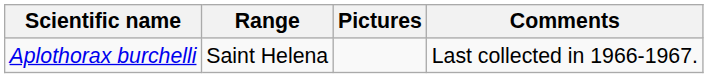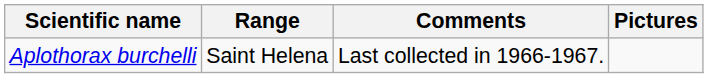columns swapped: (565, 21) <-> (380, 21)
